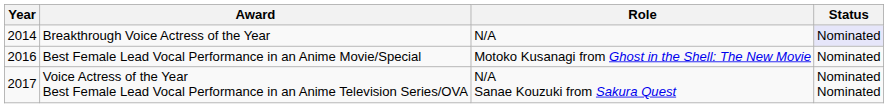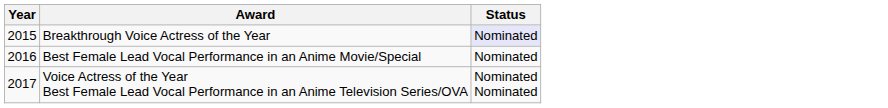- column: (643, 14)
(22, 35) 2014 -> (22, 35) 2015
